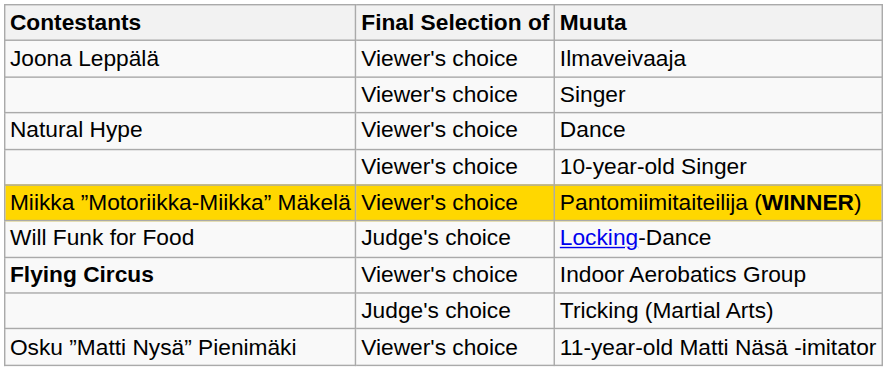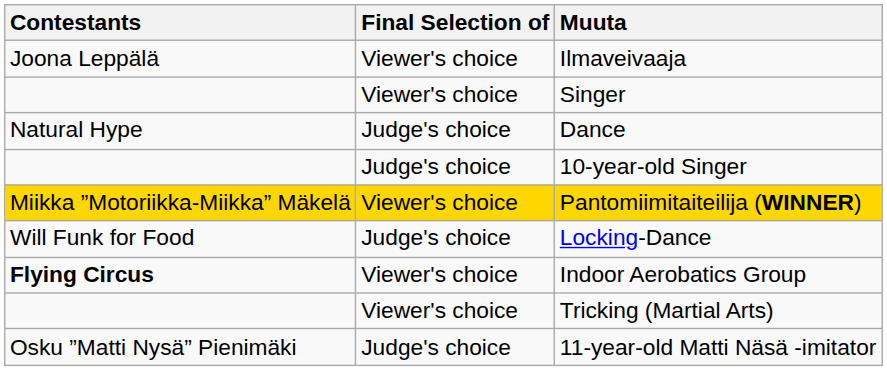(440, 130) Viewer's choice -> (436, 130) Judge's choice
(440, 166) Viewer's choice -> (436, 166) Judge's choice
(436, 310) Judge's choice -> (440, 310) Viewer's choice
(440, 346) Viewer's choice -> (436, 346) Judge's choice
